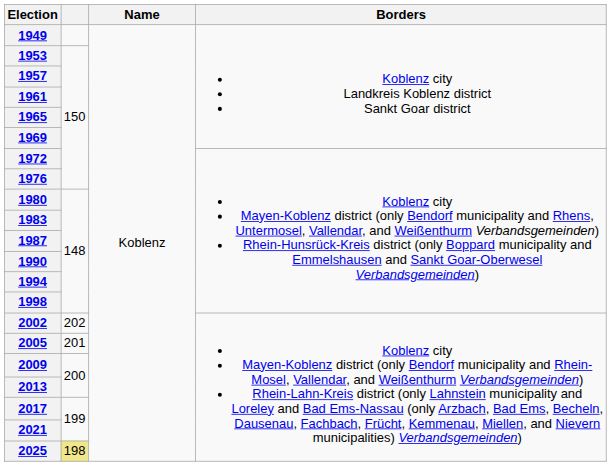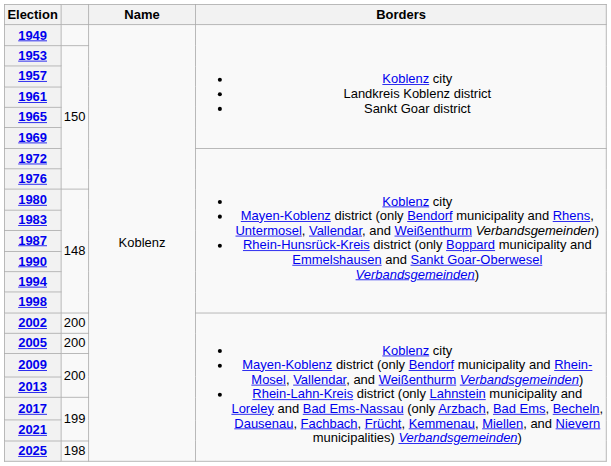(75, 323) 202 -> (75, 323) 200
(75, 343) 201 -> (75, 343) 200
(75, 451) khaki background -> (75, 451) no background
